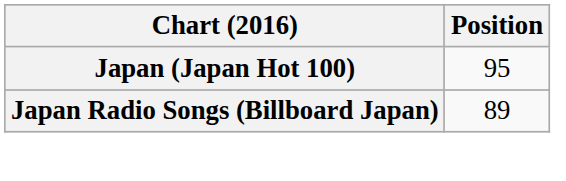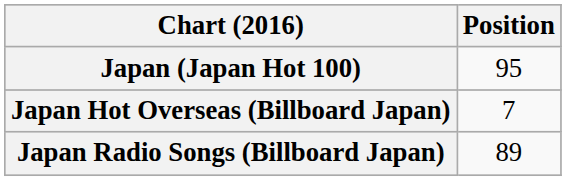+ row: (231, 110)
